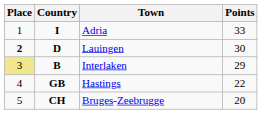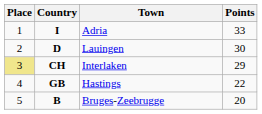(19, 48) bold -> (19, 48) normal
(57, 65) B -> (57, 65) CH
(57, 100) CH -> (57, 100) B
